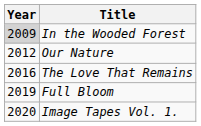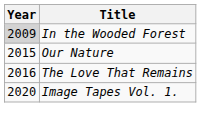(22, 53) 2012 -> (22, 53) 2015
- row: (78, 92)
